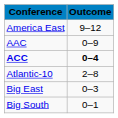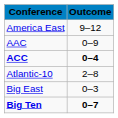- row: (28, 105)
+ row: (24, 105)
